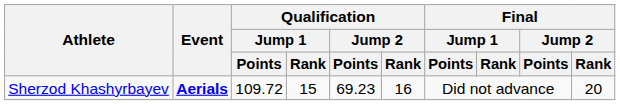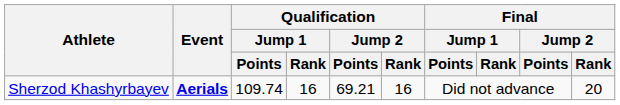(259, 88) 109.72 -> (259, 88) 109.74
(308, 88) 15 -> (308, 88) 16
(356, 88) 69.23 -> (356, 88) 69.21
